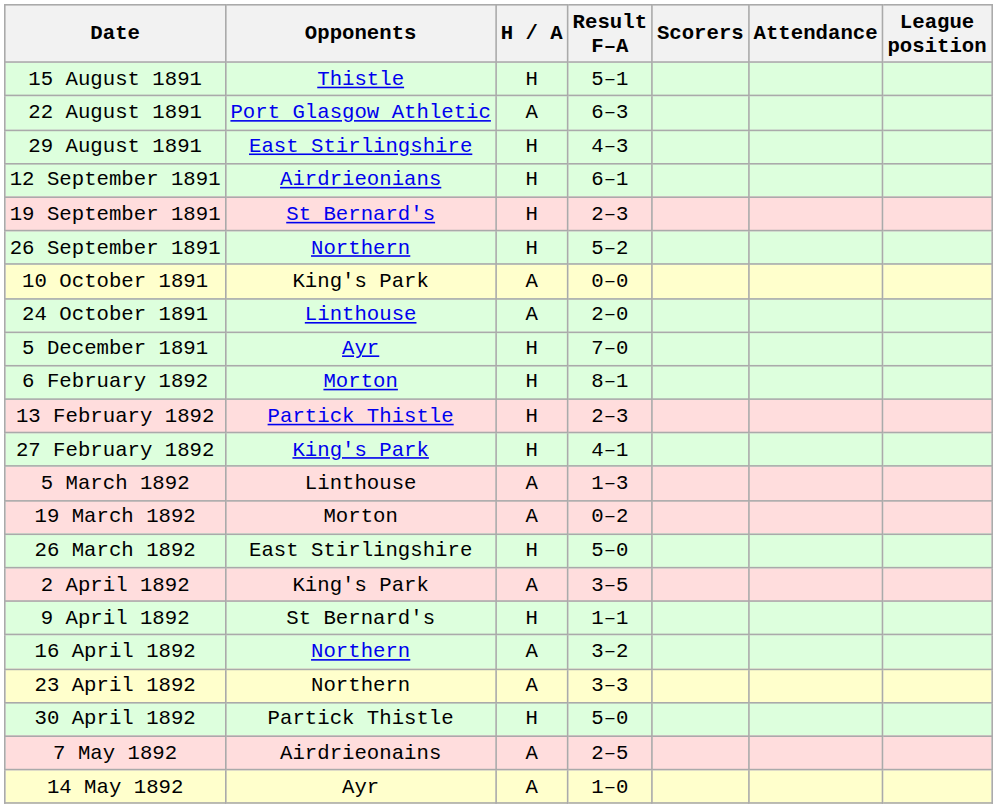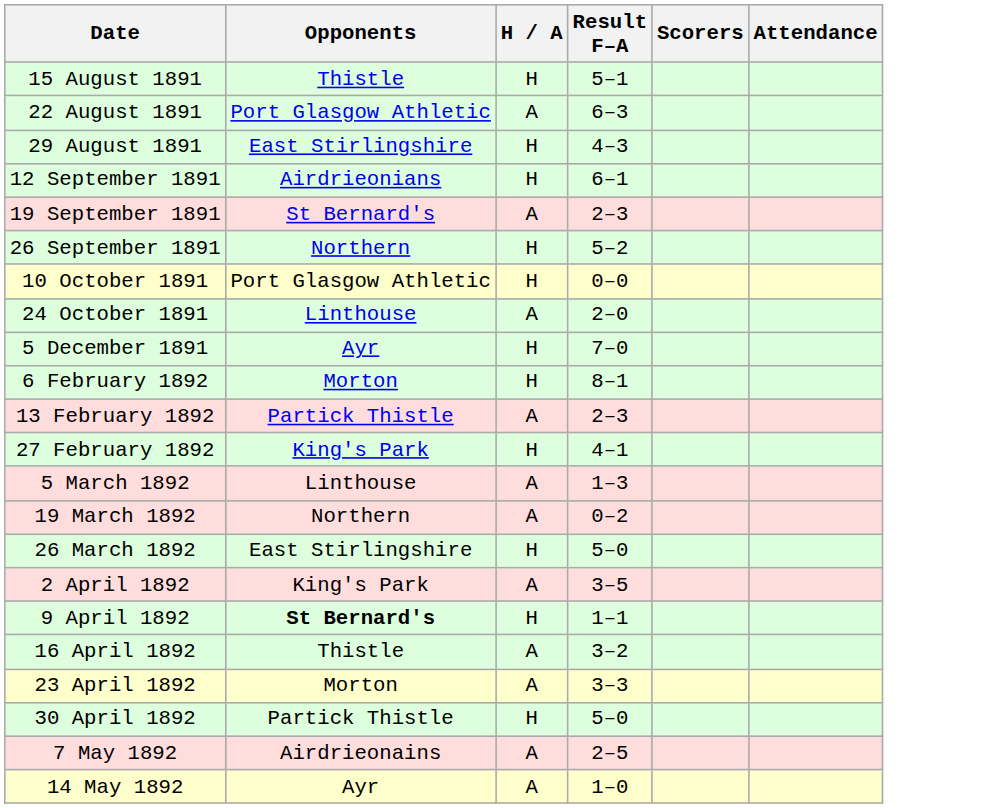- column: (937, 34)
(532, 214) H -> (532, 214) A
(361, 281) King's Park -> (361, 281) Port Glasgow Athletic
(532, 281) A -> (532, 281) H
(532, 416) H -> (532, 416) A
(361, 517) Morton -> (361, 517) Northern
(361, 618) normal -> (361, 618) bold
(361, 652) Northern -> (361, 652) Thistle
(361, 686) Northern -> (361, 686) Morton
